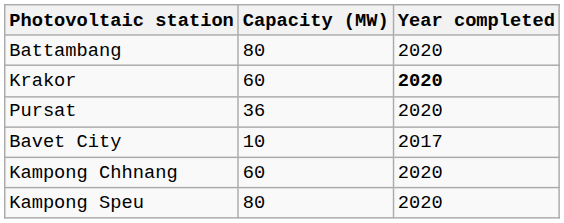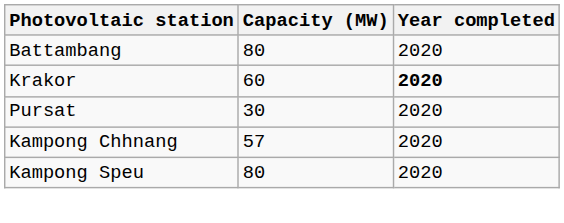(254, 112) 36 -> (254, 112) 30
- row: (65, 142)
(254, 173) 60 -> (254, 142) 57
